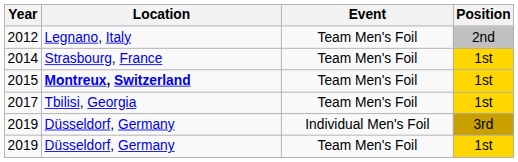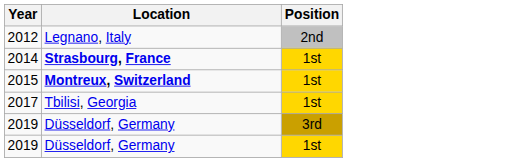- column: (367, 15)
(103, 59) normal -> (108, 59) bold
